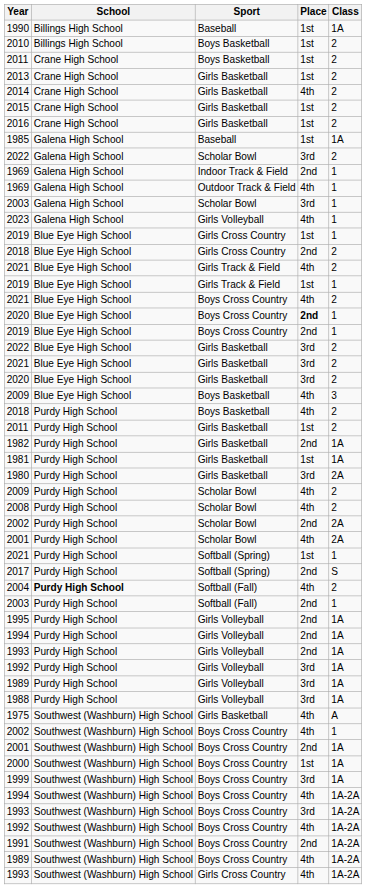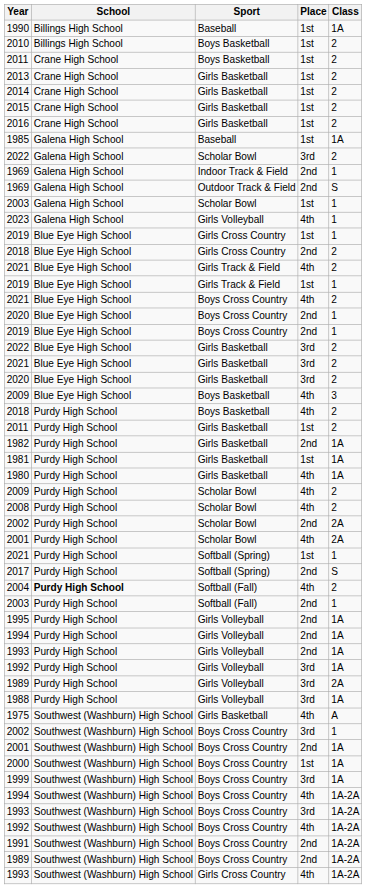(307, 92) 4th -> (307, 92) 1st
(307, 188) 4th -> (309, 188) 2nd
(334, 188) 1 -> (335, 188) S
(308, 204) 3rd -> (307, 204) 1st
(309, 316) bold -> (309, 316) normal
(308, 476) 3rd -> (307, 476) 4th
(338, 476) 2A -> (338, 476) 1A
(338, 683) 1A -> (338, 683) 2A
(307, 731) 4th -> (308, 731) 3rd
(307, 859) 4th -> (309, 859) 2nd
